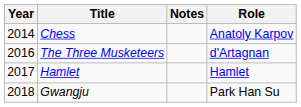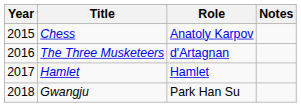columns swapped: (252, 14) <-> (187, 14)
(21, 33) 2014 -> (21, 33) 2015
